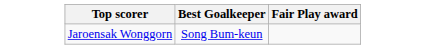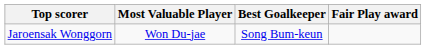+ column: (175, 14)
